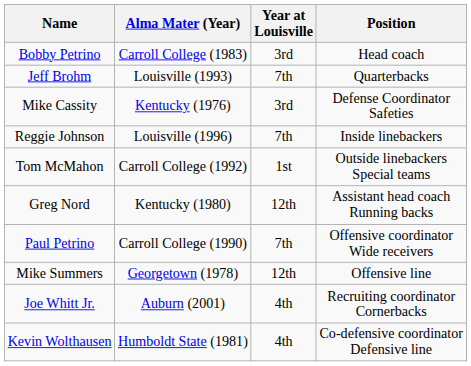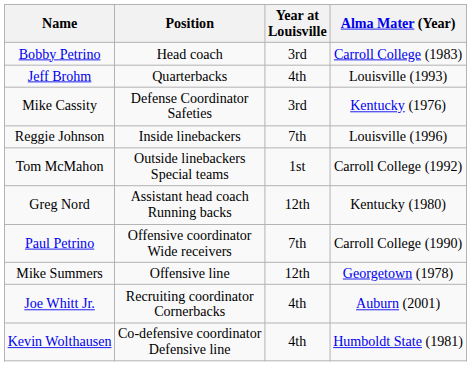columns swapped: (391, 23) <-> (183, 23)
(284, 76) 7th -> (297, 76) 4th
